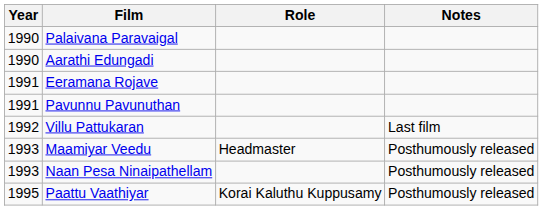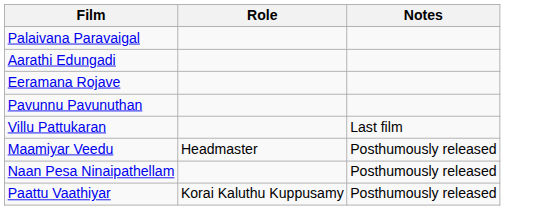- column: (23, 15)
